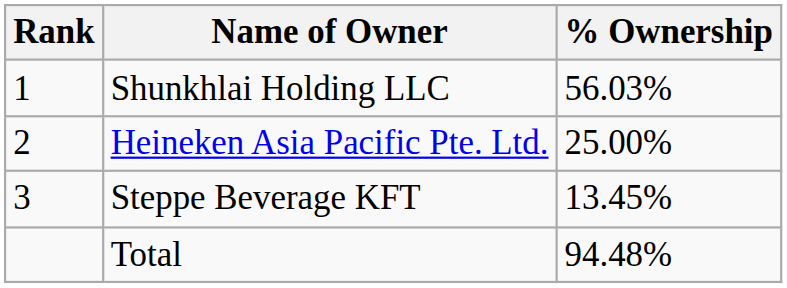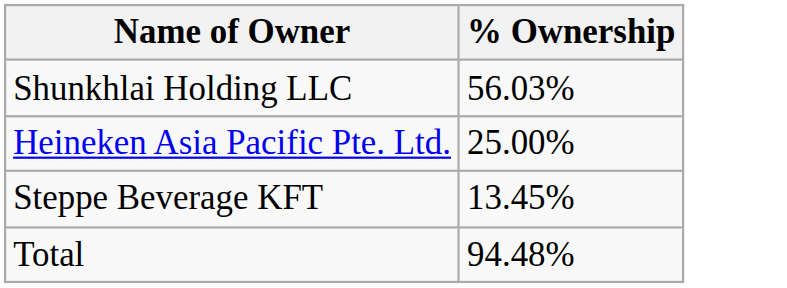- column: (54, 32)
